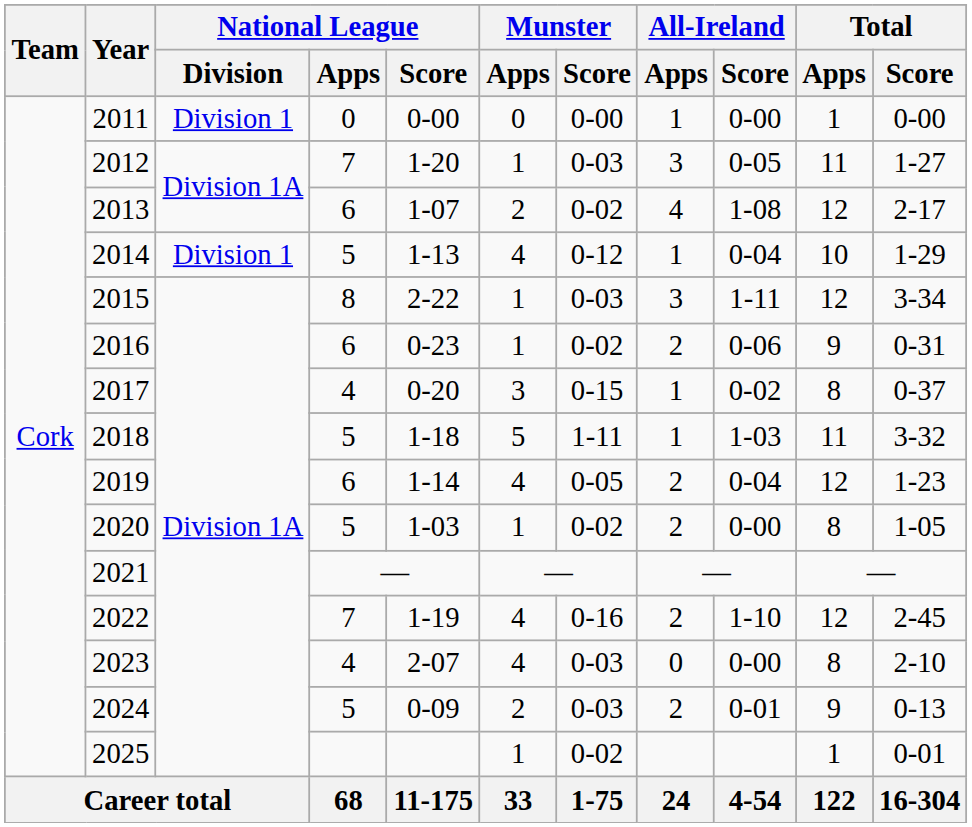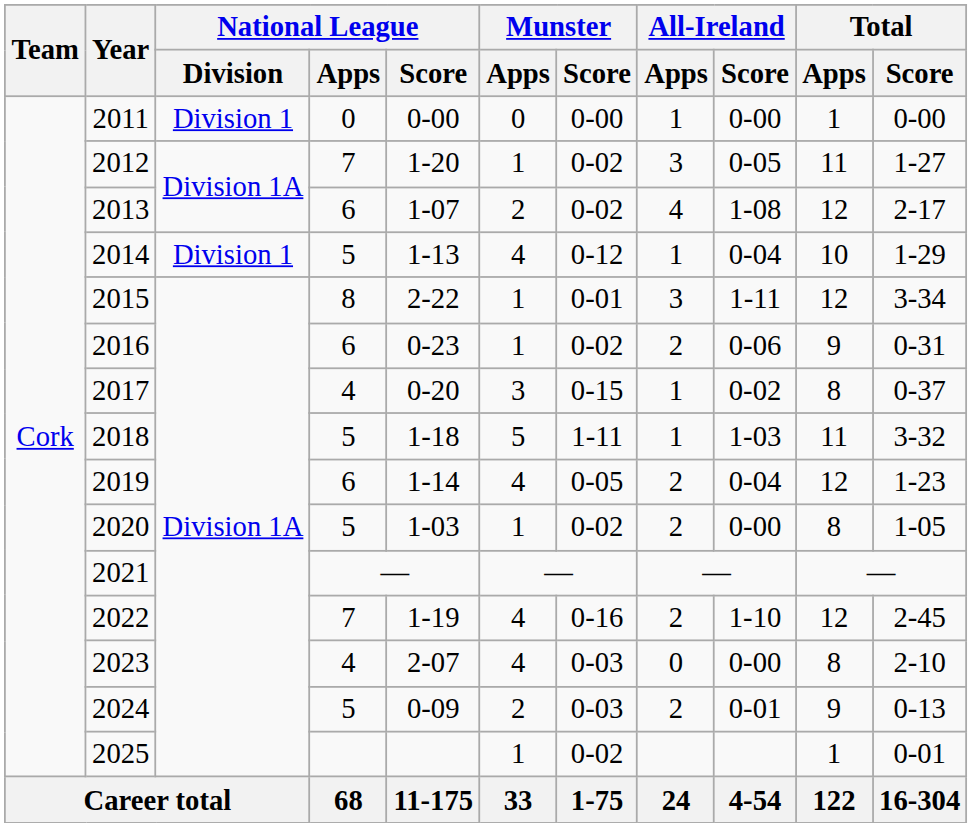(597, 163) 0-03 -> (597, 163) 0-02
(597, 299) 0-03 -> (597, 299) 0-01
